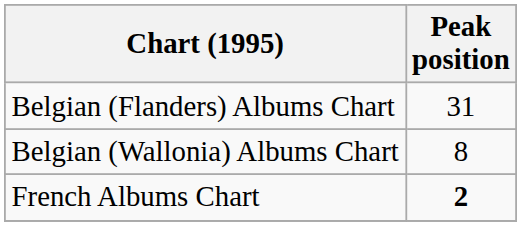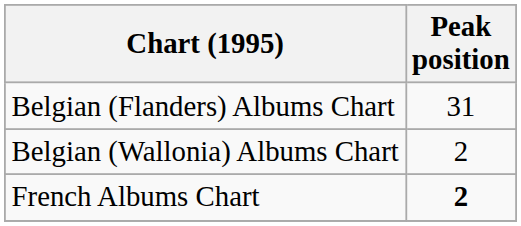(461, 151) 8 -> (461, 151) 2
